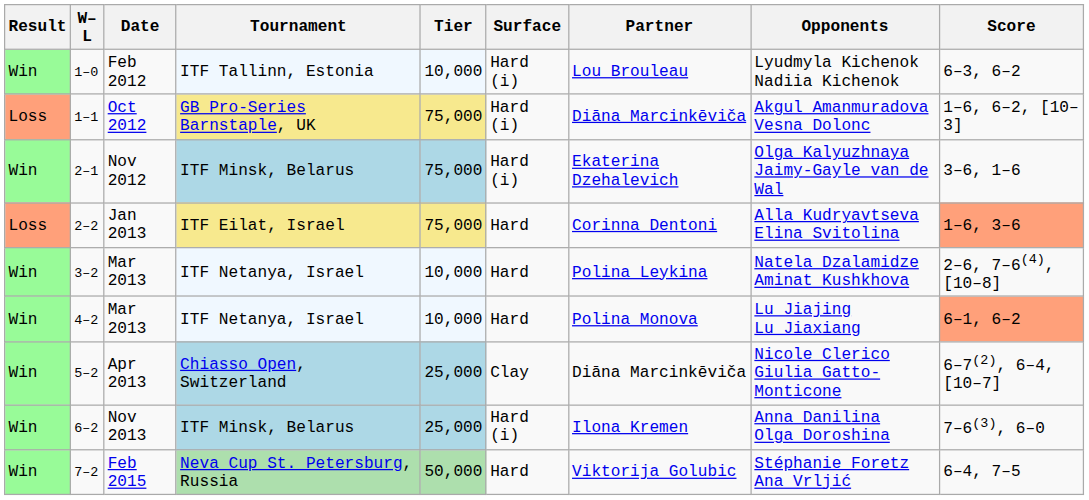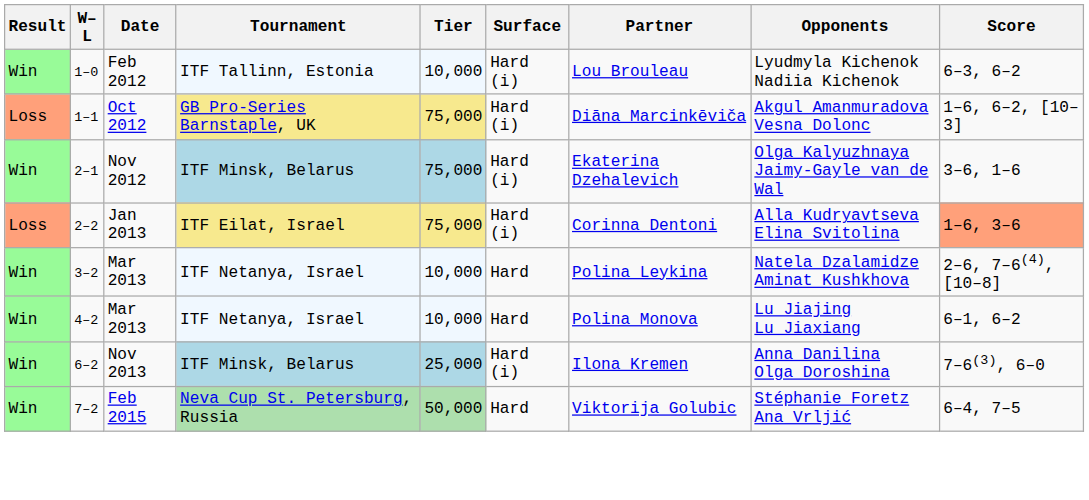(509, 225) Hard -> (509, 225) Hard (i)
(982, 319) lightsalmon background -> (982, 319) no background
- row: (86, 374)
